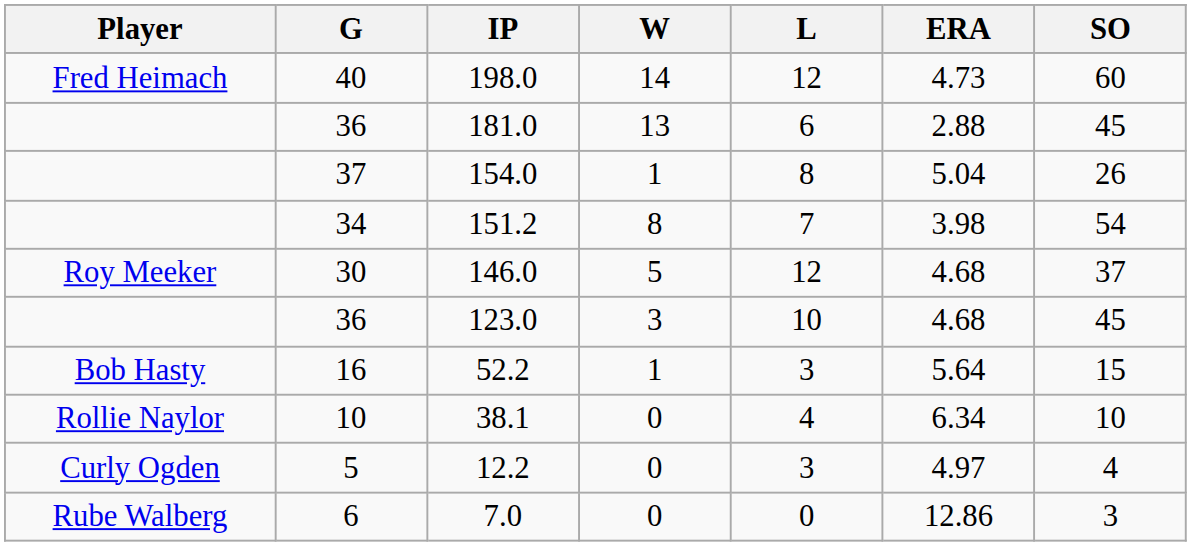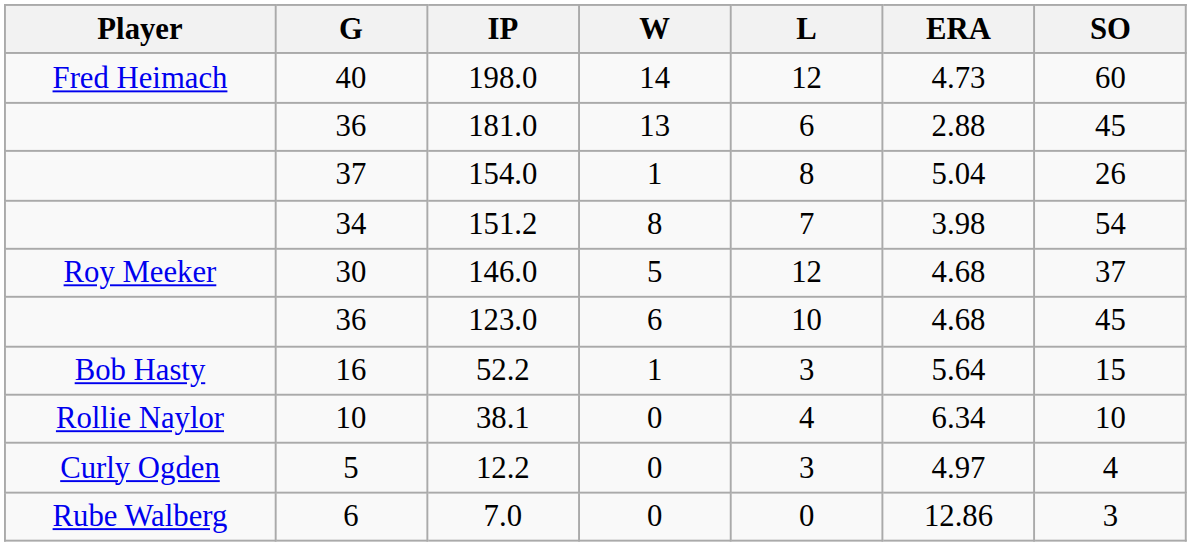(655, 321) 3 -> (655, 321) 6
